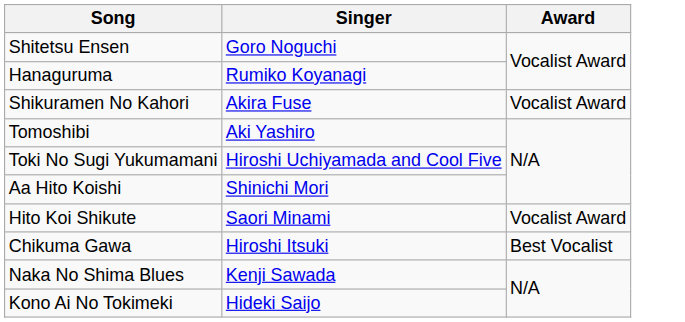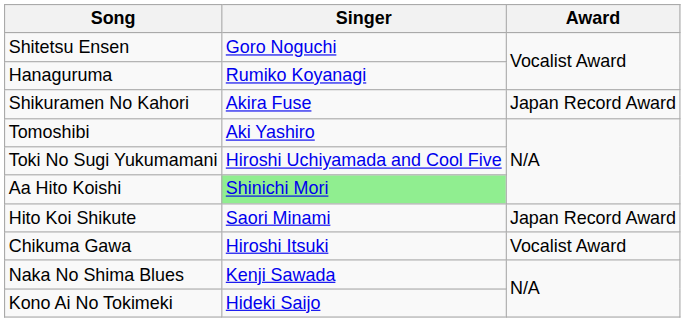(568, 103) Vocalist Award -> (593, 103) Japan Record Award
(277, 189) no background -> (277, 189) lightgreen background
(568, 217) Vocalist Award -> (593, 217) Japan Record Award
(561, 246) Best Vocalist -> (568, 246) Vocalist Award
